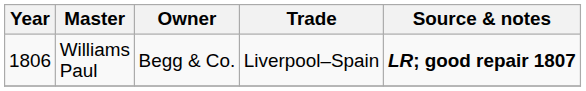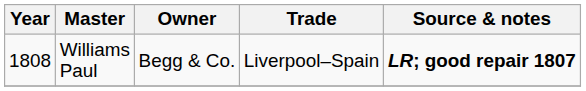(30, 60) 1806 -> (30, 60) 1808
